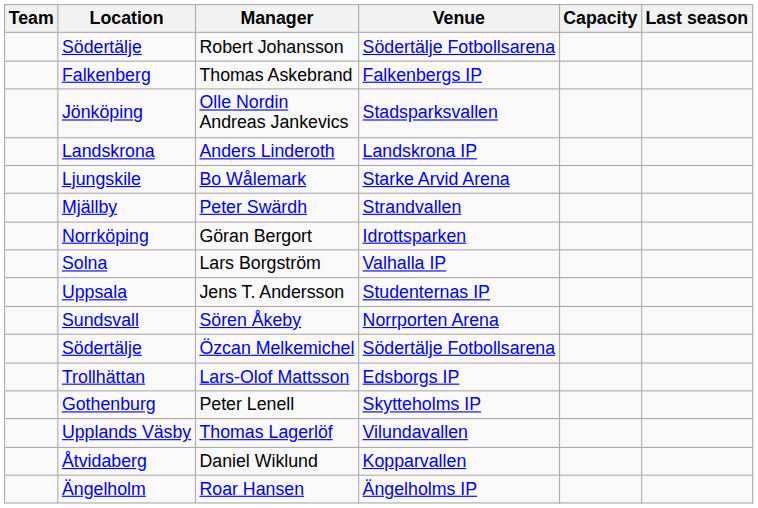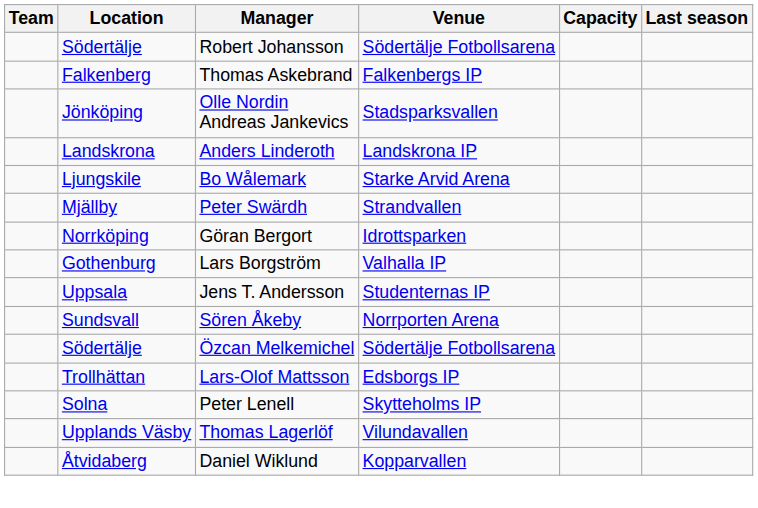(85, 263) Solna -> (109, 263) Gothenburg
(109, 404) Gothenburg -> (85, 404) Solna
- row: (252, 489)
